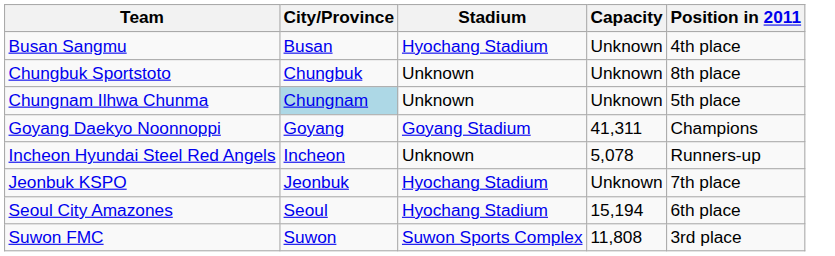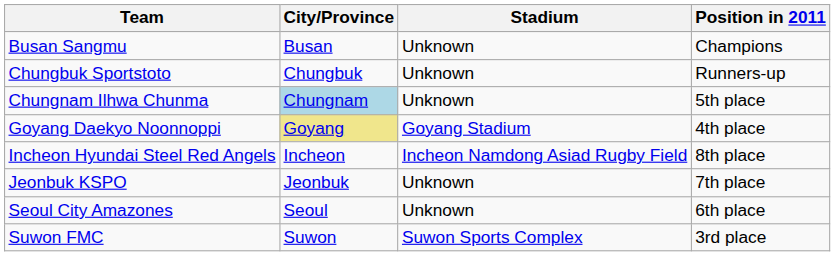- column: (627, 18)
(475, 45) Hyochang Stadium -> (438, 45) Unknown
(706, 45) 4th place -> (739, 45) Champions
(706, 73) 8th place -> (740, 73) Runners-up
(314, 127) no background -> (314, 127) khaki background
(714, 127) Champions -> (730, 127) 4th place
(438, 155) Unknown -> (545, 155) Incheon Namdong Asiad Rugby Field
(716, 155) Runners-up -> (730, 155) 8th place
(475, 182) Hyochang Stadium -> (438, 182) Unknown
(475, 210) Hyochang Stadium -> (438, 210) Unknown
